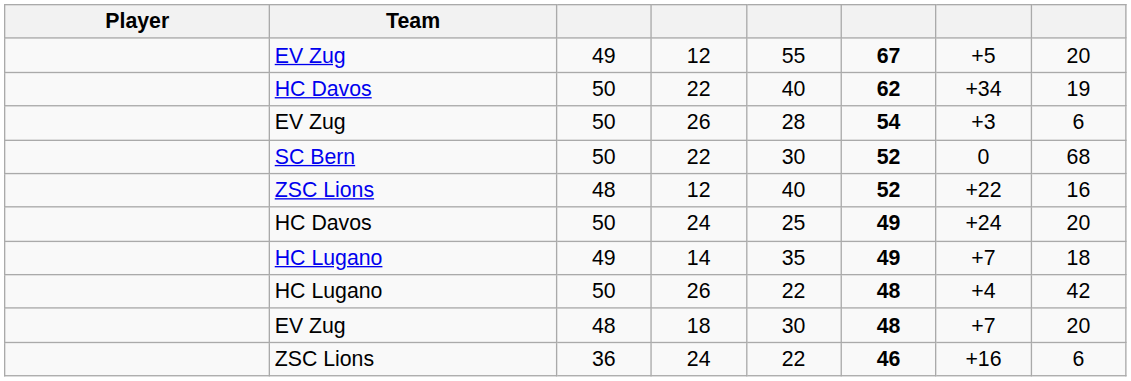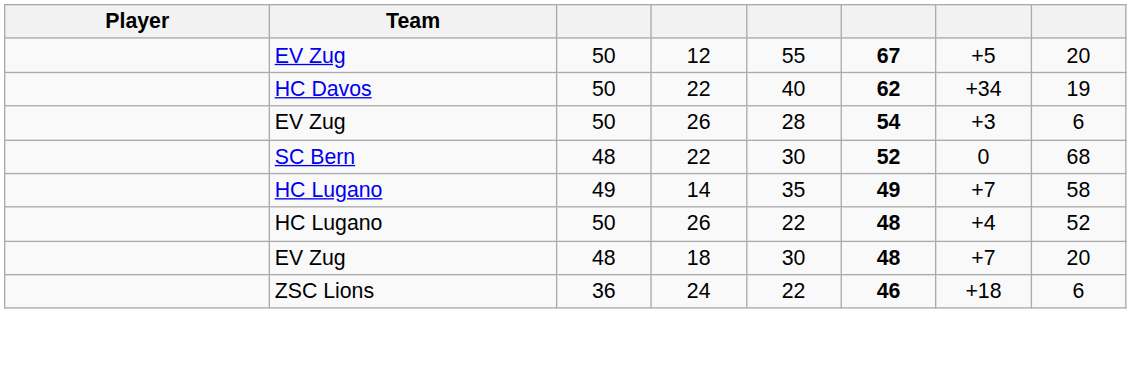(604, 55) 49 -> (604, 55) 50
(604, 156) 50 -> (604, 156) 48
- row: (324, 190)
- row: (323, 223)
(1078, 257) 18 -> (1078, 190) 58
(1078, 291) 42 -> (1078, 223) 52
(983, 358) +16 -> (983, 291) +18
